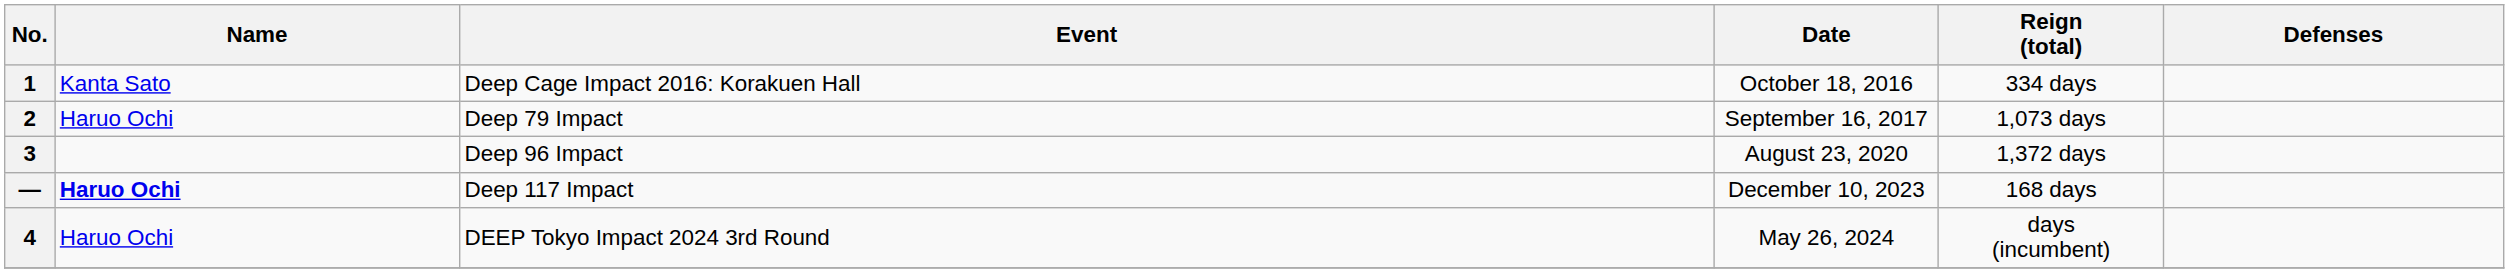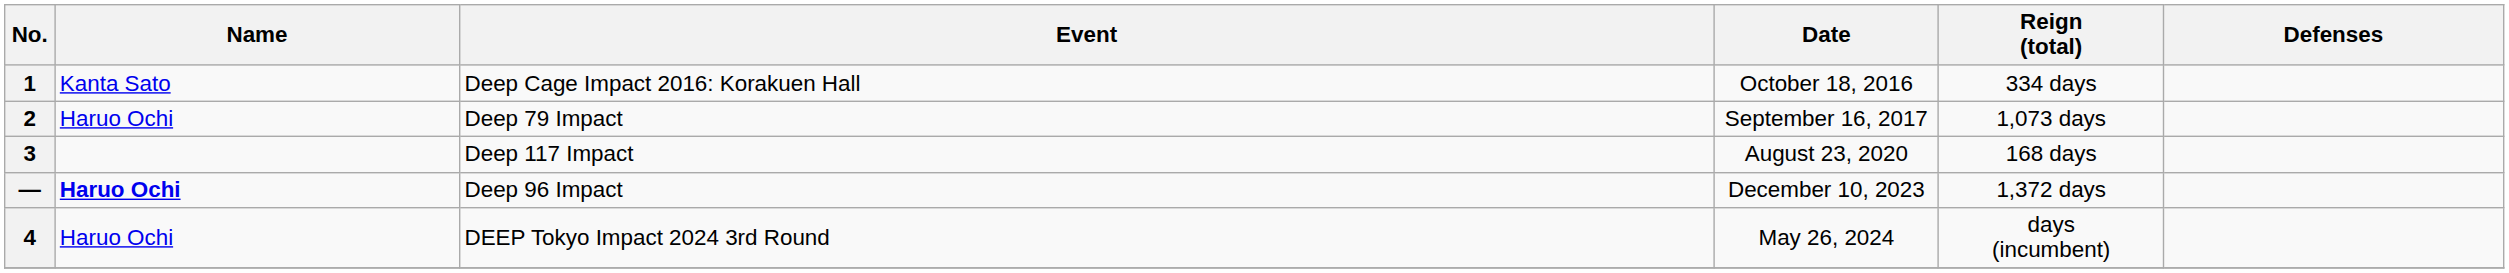(544, 154) Deep 96 Impact -> (549, 154) Deep 117 Impact
(2051, 154) 1,372 days -> (2051, 154) 168 days
(549, 189) Deep 117 Impact -> (544, 189) Deep 96 Impact
(2051, 189) 168 days -> (2051, 189) 1,372 days
